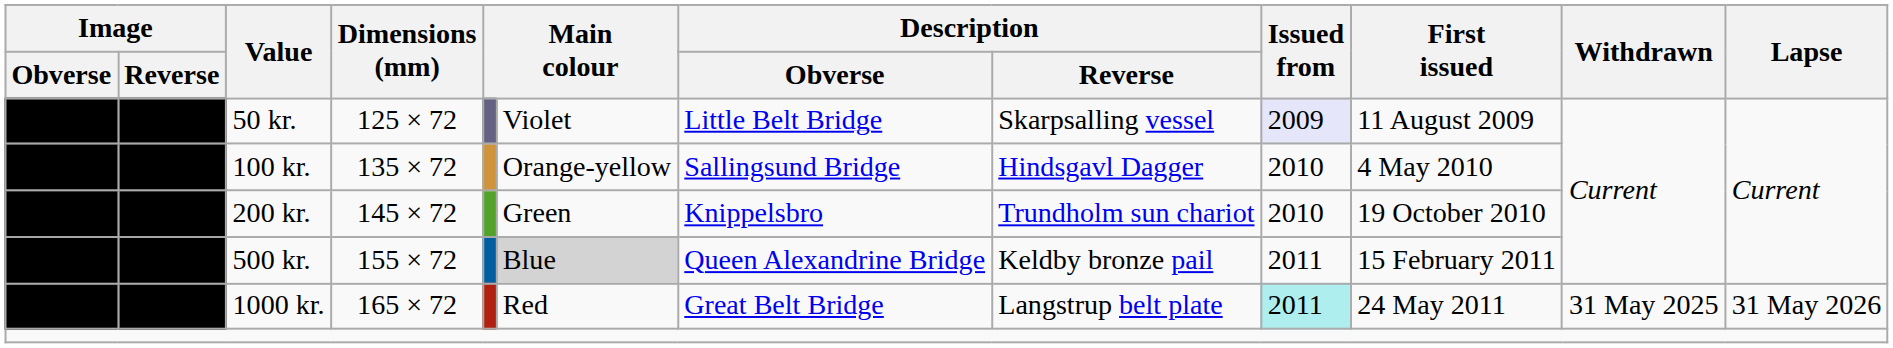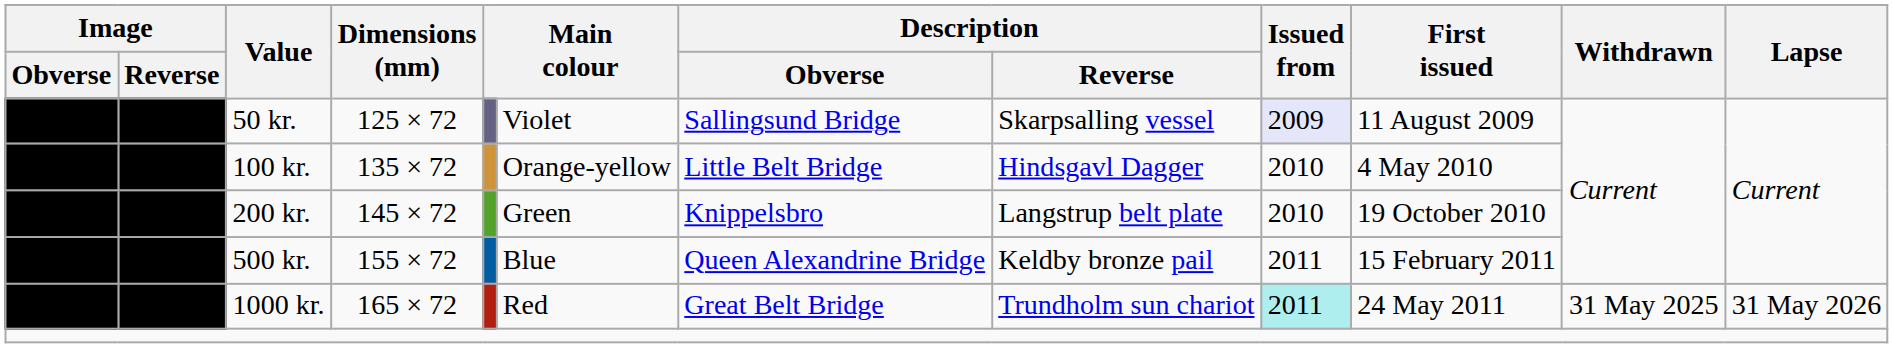(783, 120) Little Belt Bridge -> (792, 120) Sallingsund Bridge
(792, 166) Sallingsund Bridge -> (783, 166) Little Belt Bridge
(1126, 212) Trundholm sun chariot -> (1110, 212) Langstrup belt plate
(529, 259) lightgrey background -> (529, 259) no background
(1110, 305) Langstrup belt plate -> (1126, 305) Trundholm sun chariot
